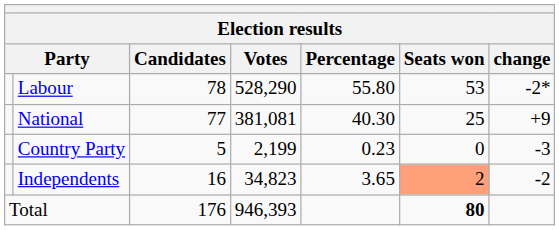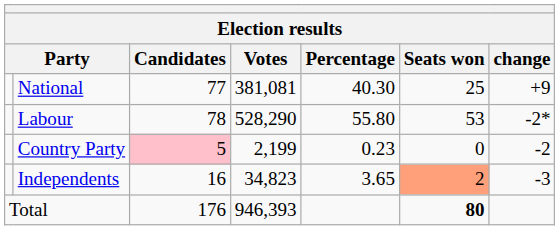rows swapped: (45, 88) <-> (51, 118)
(221, 149) no background -> (221, 149) pink background
(543, 149) -3 -> (543, 149) -2
(543, 179) -2 -> (543, 179) -3
